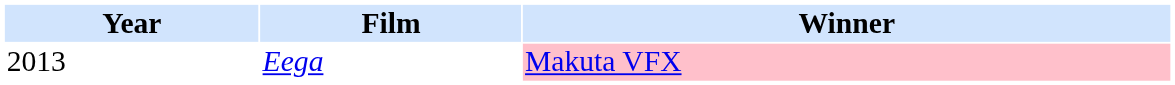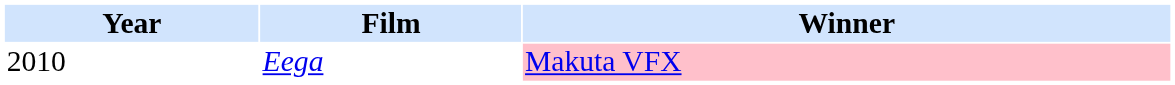(36, 61) 2013 -> (36, 61) 2010
